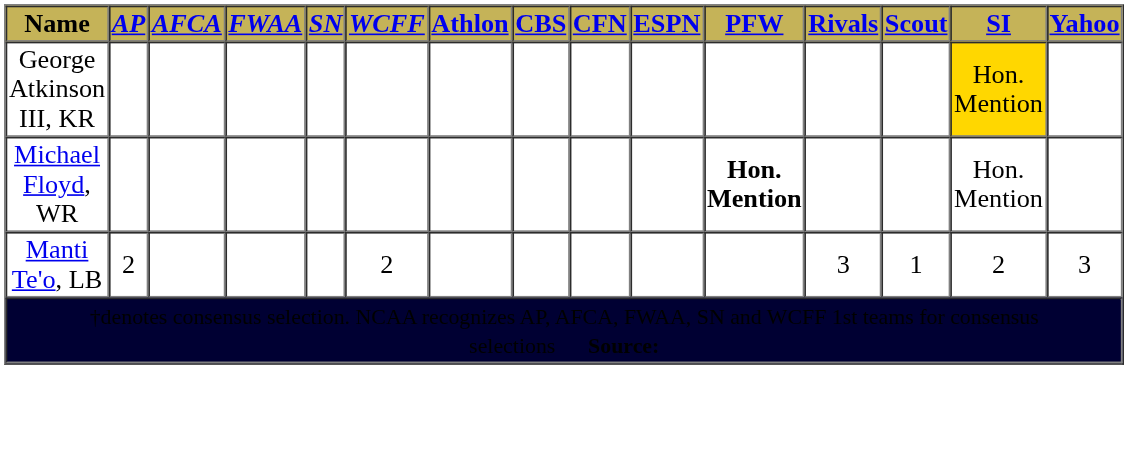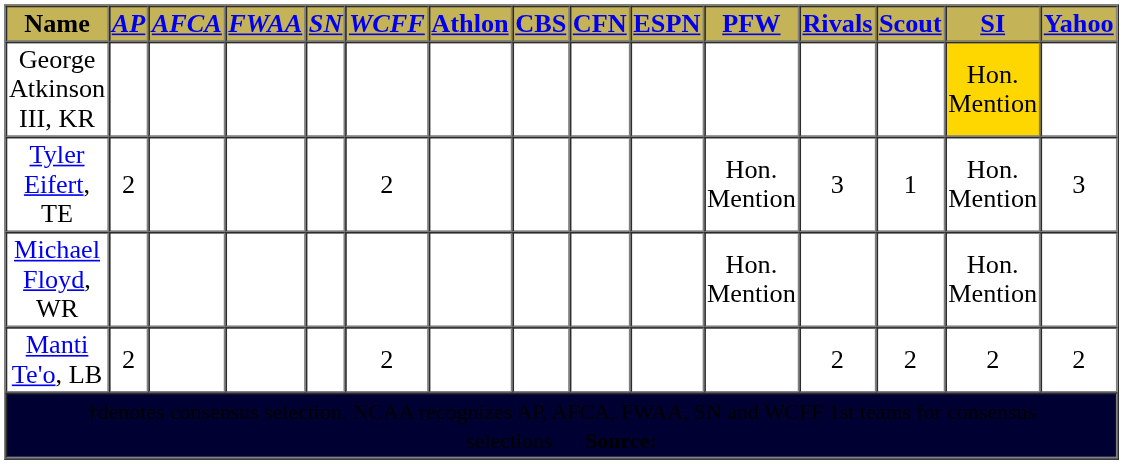+ row: (57, 184)
(754, 184) bold -> (751, 279) normal
(843, 264) 3 -> (837, 359) 2
(916, 264) 1 -> (910, 359) 2
(1085, 264) 3 -> (1079, 359) 2
